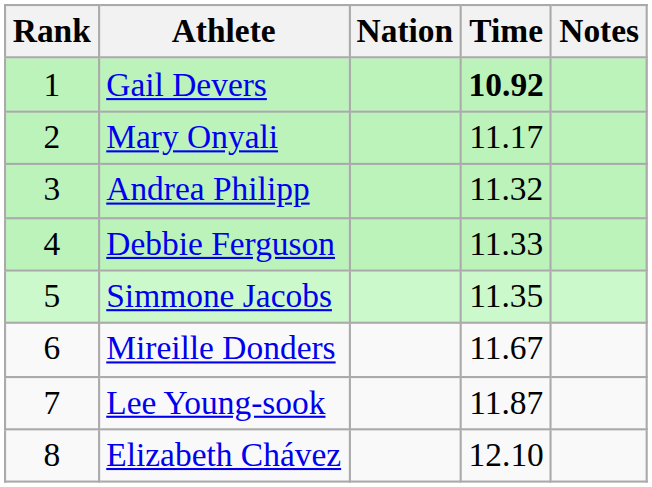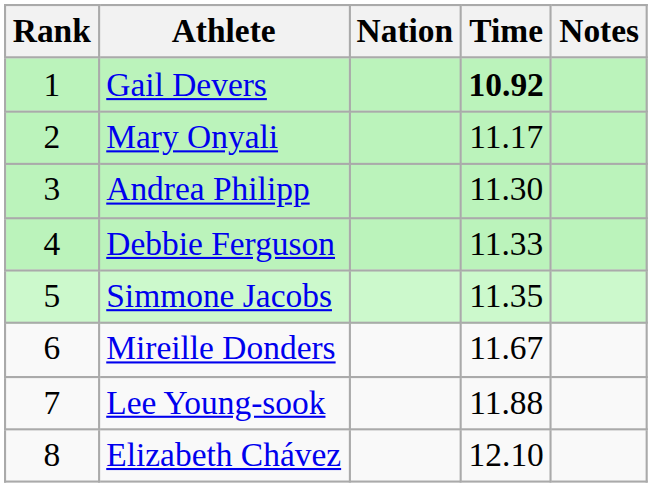(506, 190) 11.32 -> (506, 190) 11.30
(506, 402) 11.87 -> (506, 402) 11.88
